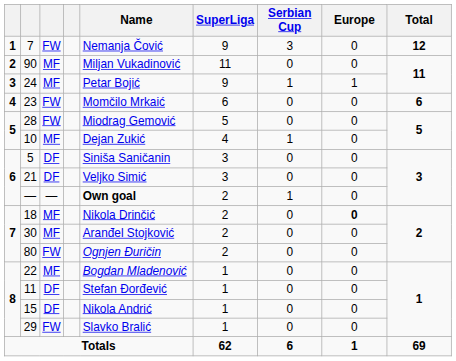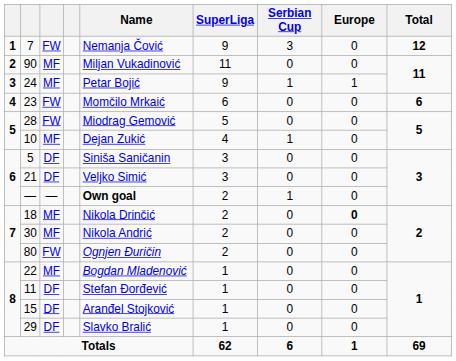(128, 233) Aranđel Stojković -> (117, 233) Nikola Andrić
(117, 308) Nikola Andrić -> (128, 308) Aranđel Stojković
(51, 327) FW -> (51, 327) DF
